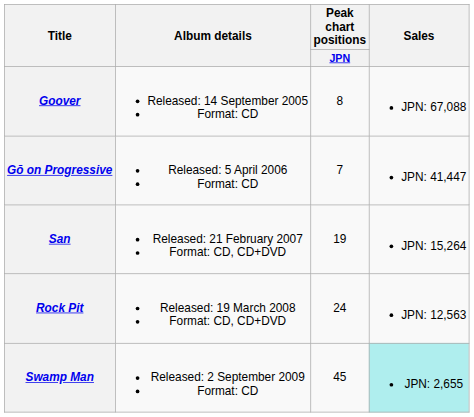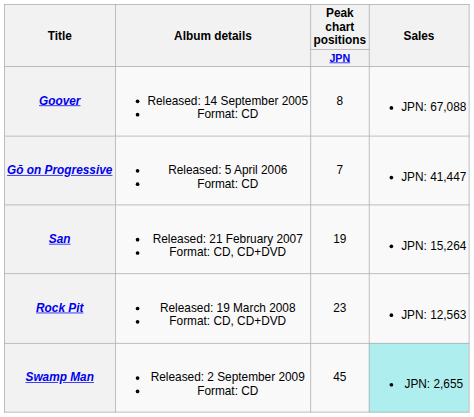(340, 308) 24 -> (340, 308) 23
